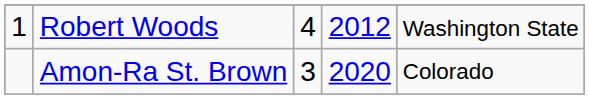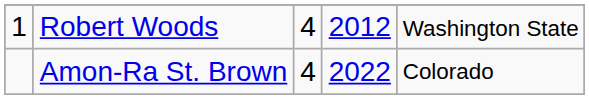(308, 71) 3 -> (308, 71) 4
(360, 71) 2020 -> (360, 71) 2022
